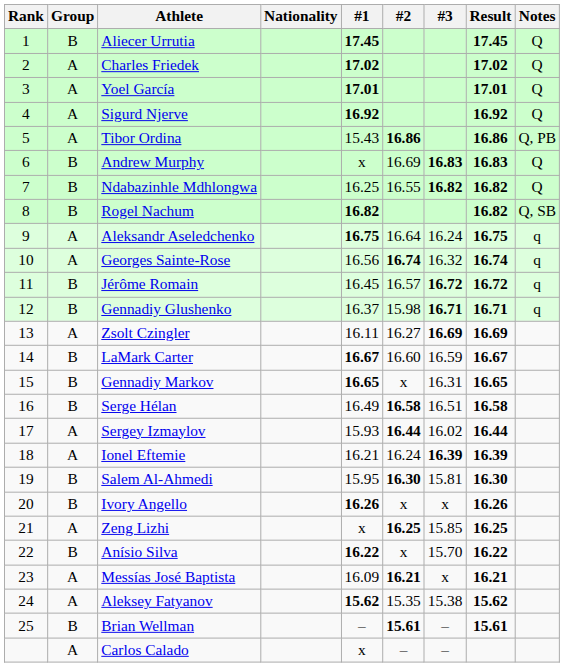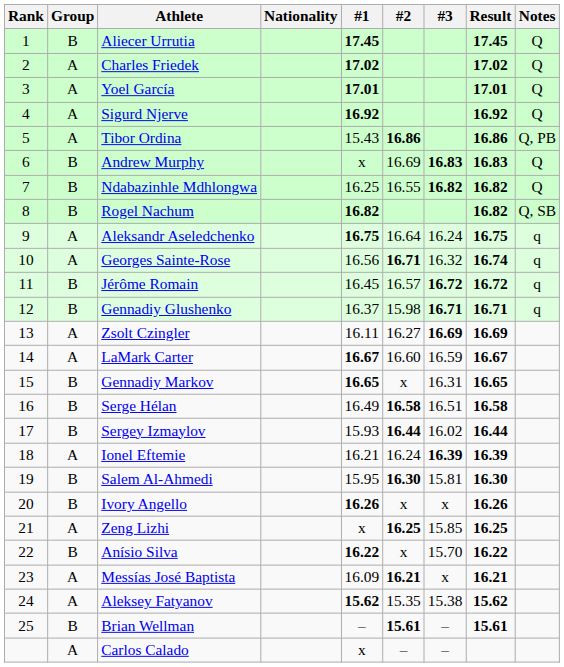(403, 260) 16.74 -> (403, 260) 16.71
(73, 357) B -> (73, 357) A
(73, 430) A -> (73, 430) B
